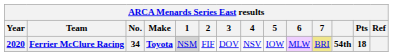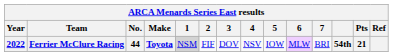(16, 43) 2020 -> (16, 43) 2022
(135, 43) 34 -> (135, 43) 44
(322, 43) khaki background -> (322, 43) no background
(362, 43) 18 -> (362, 43) 21
